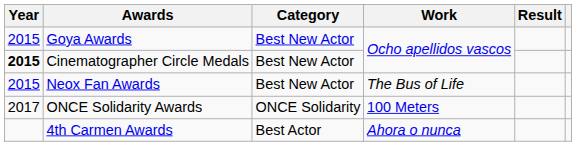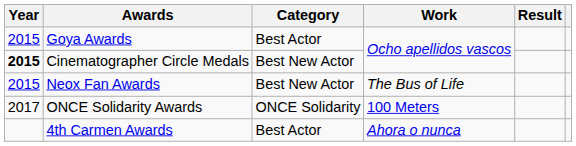(305, 38) Best New Actor -> (288, 38) Best Actor
